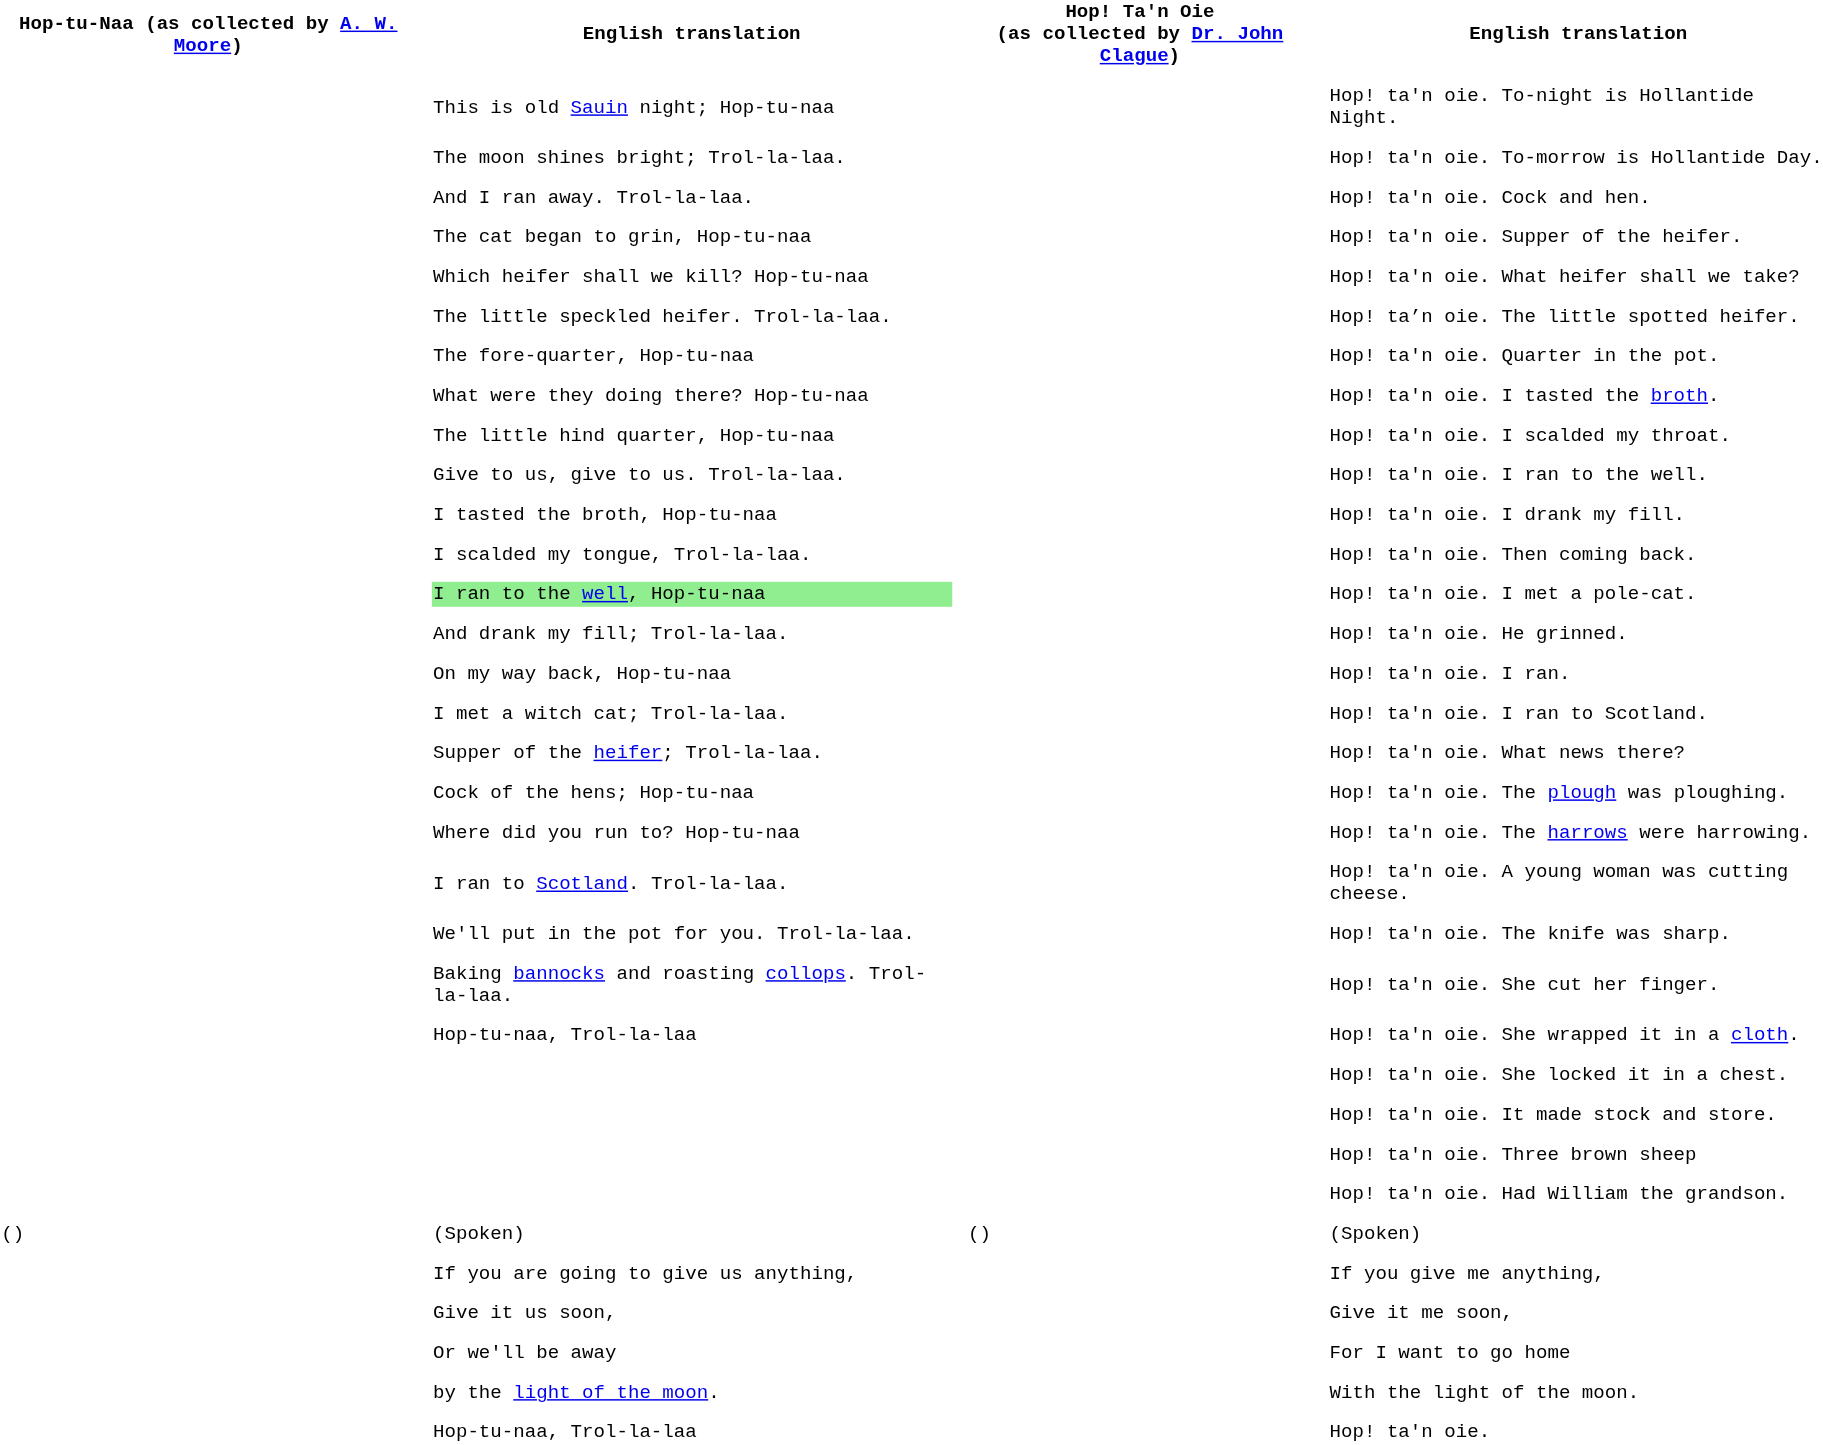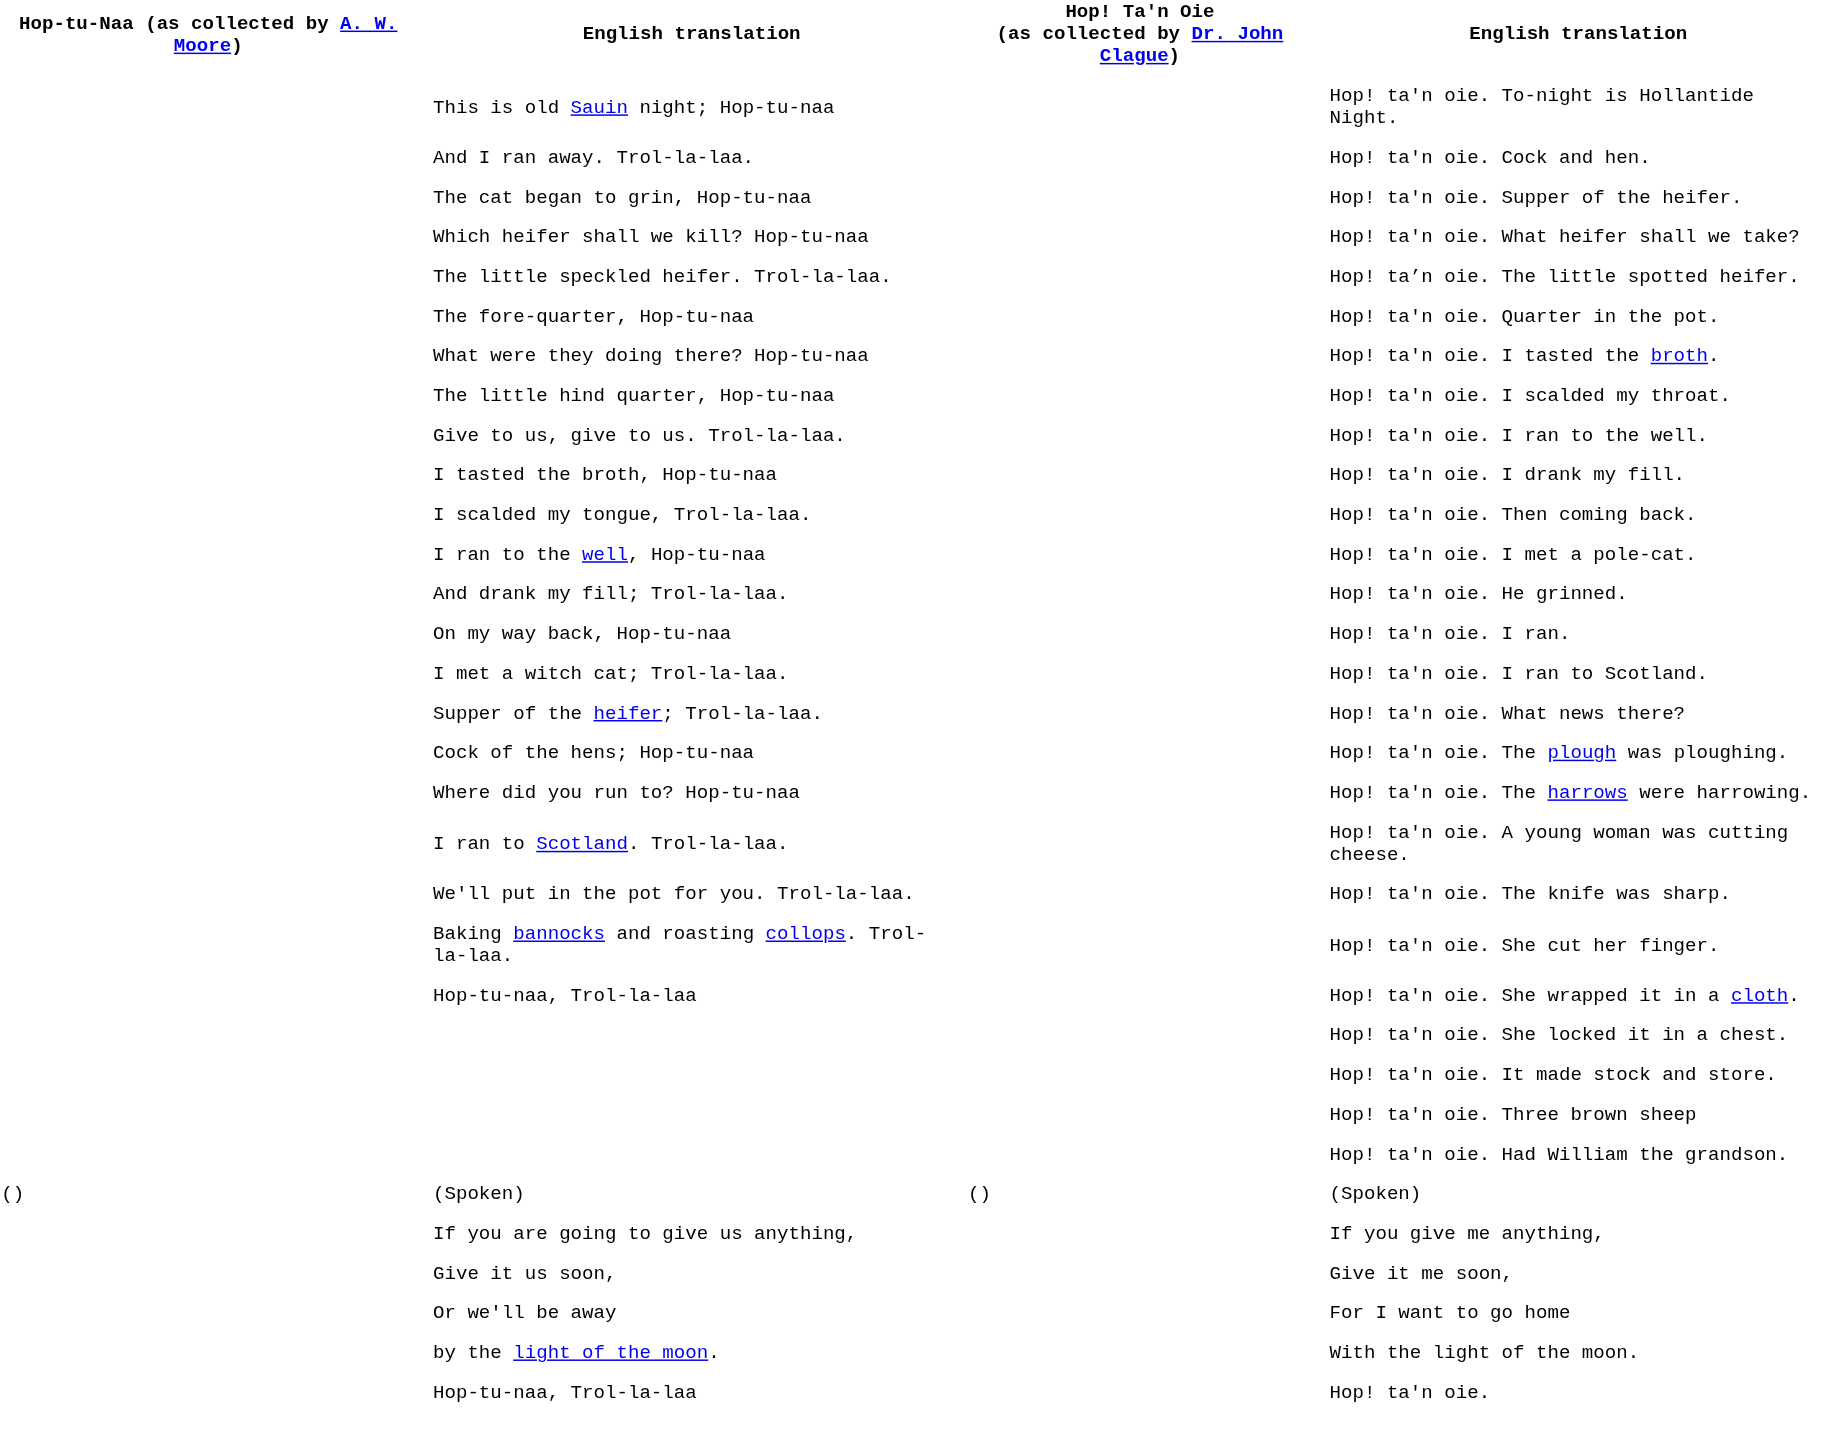- row: (1576, 158)
(599, 594) lightgreen background -> (599, 555) no background
